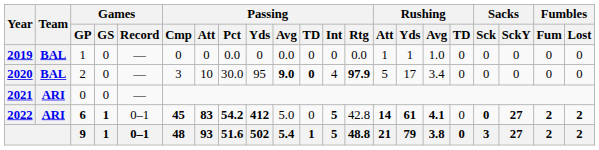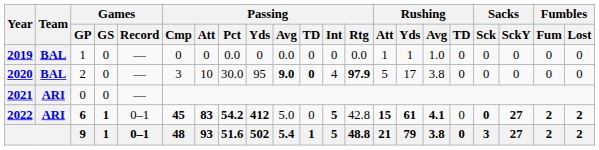(437, 74) 3.4 -> (437, 74) 3.8
(385, 114) 14 -> (385, 114) 15
